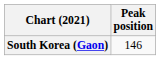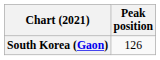(133, 45) 146 -> (133, 45) 126
